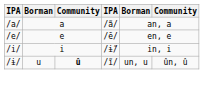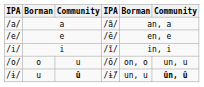(111, 50) /ɨ̃/ -> (111, 50) /ĩ/
+ row: (13, 62)
(111, 62) /ĩ/ -> (111, 75) /ɨ̃/
(175, 62) normal -> (175, 75) bold
